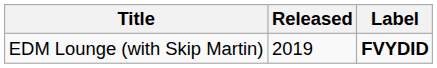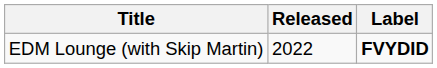(292, 48) 2019 -> (292, 48) 2022
